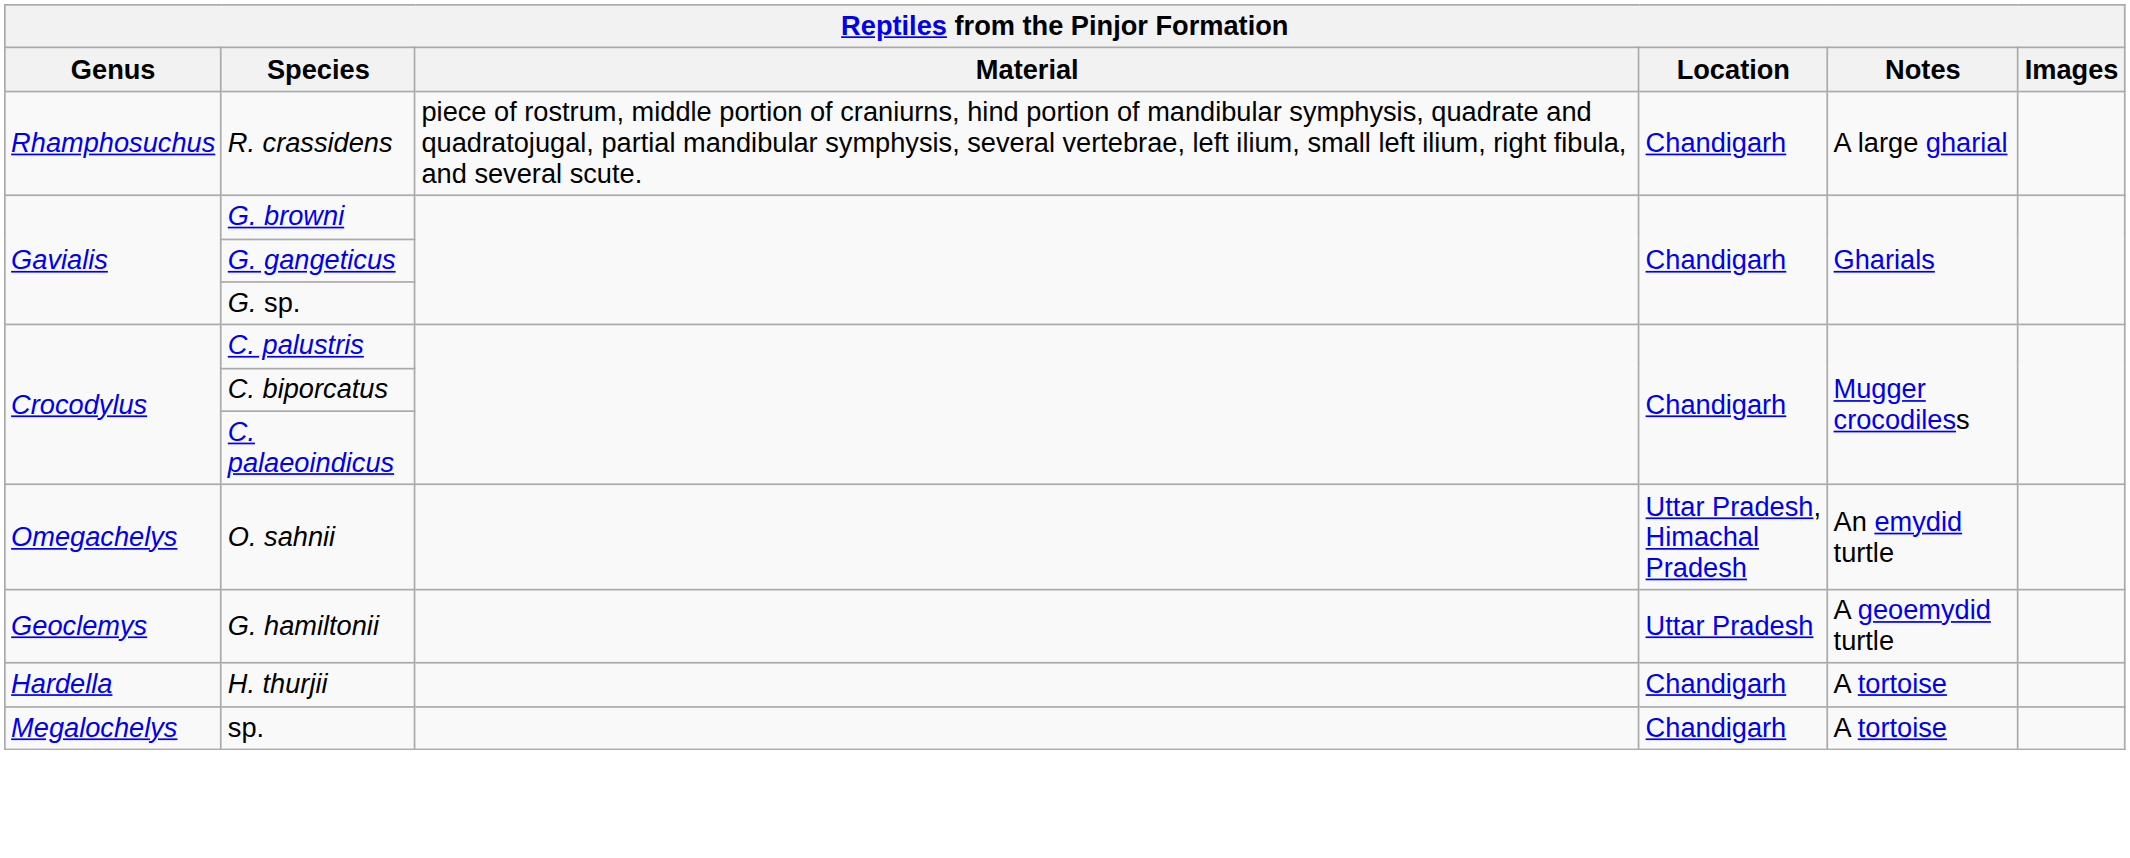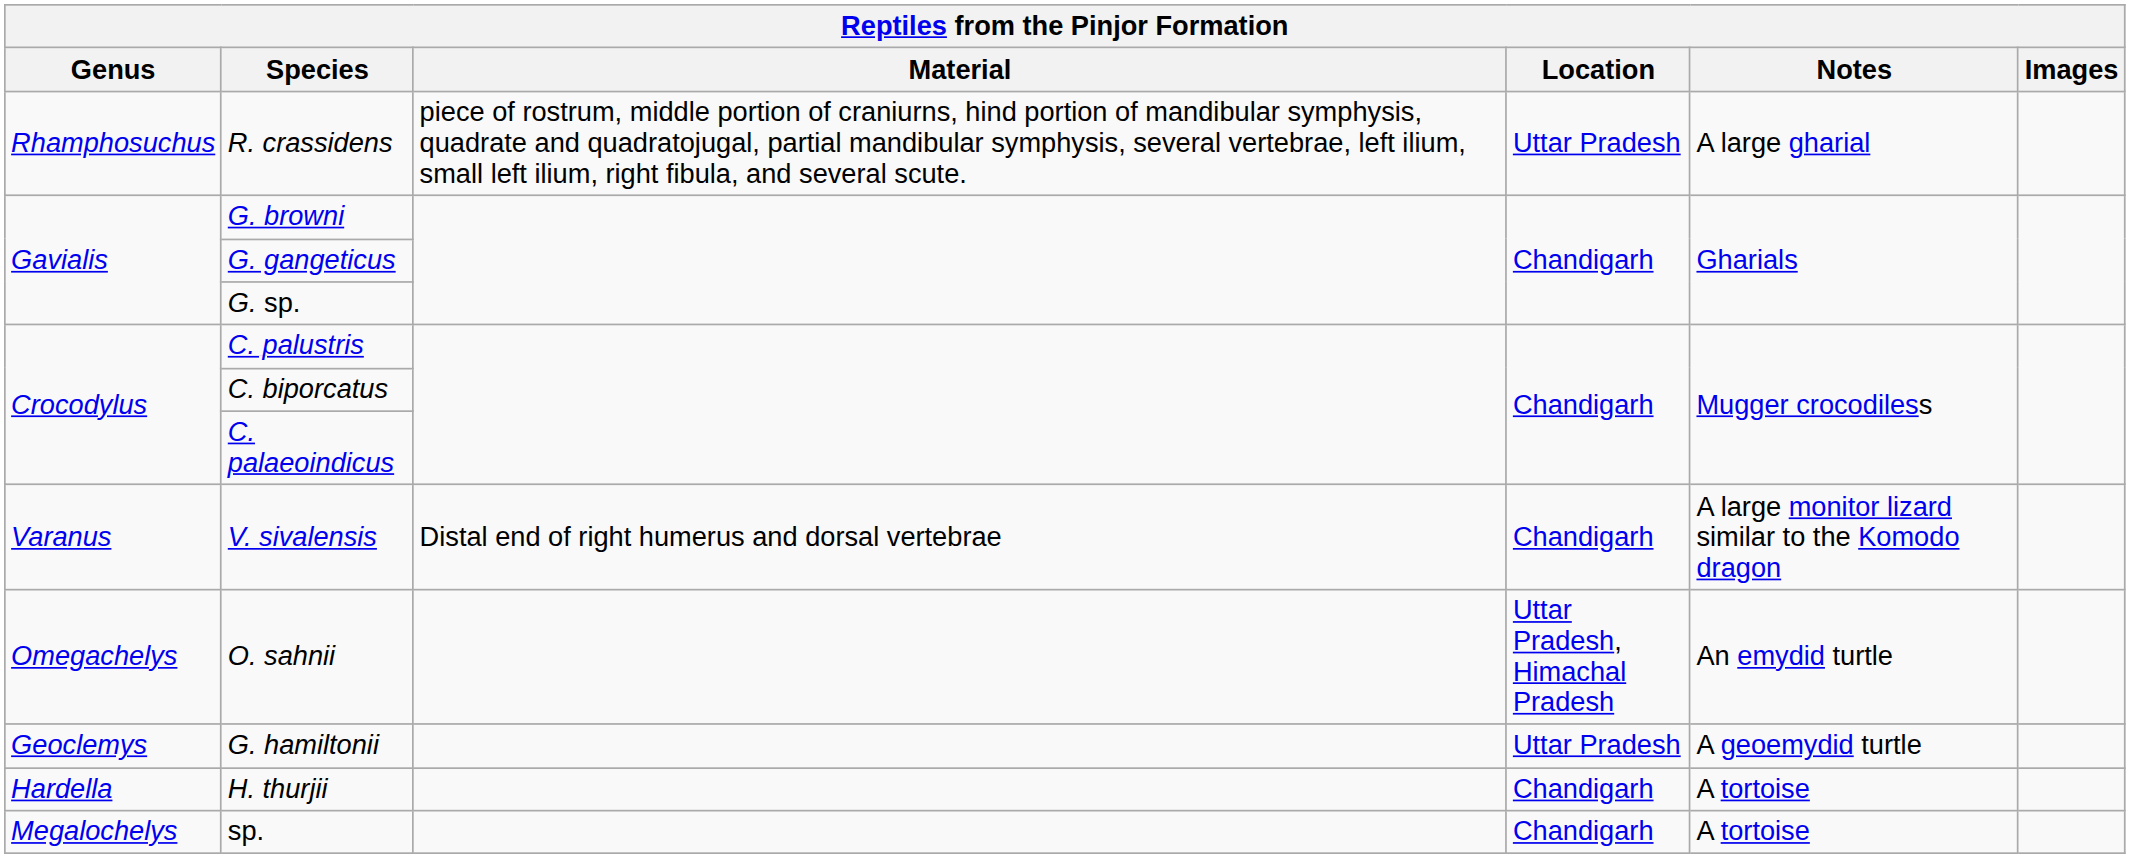(1716, 142) Chandigarh -> (1597, 142) Uttar Pradesh
+ row: (302, 536)
